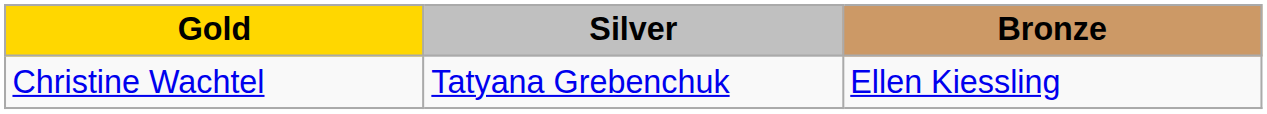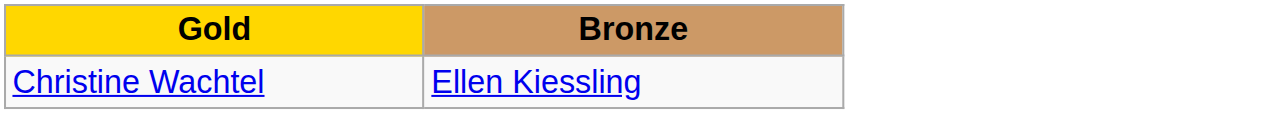- column: (633, 30)
